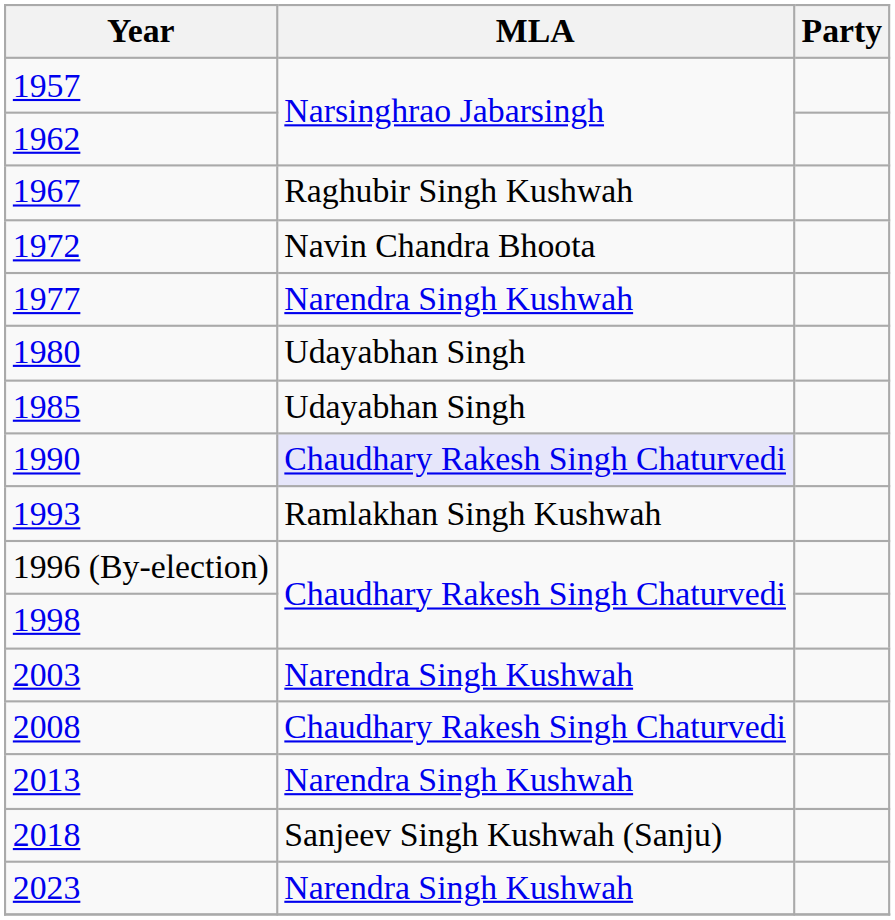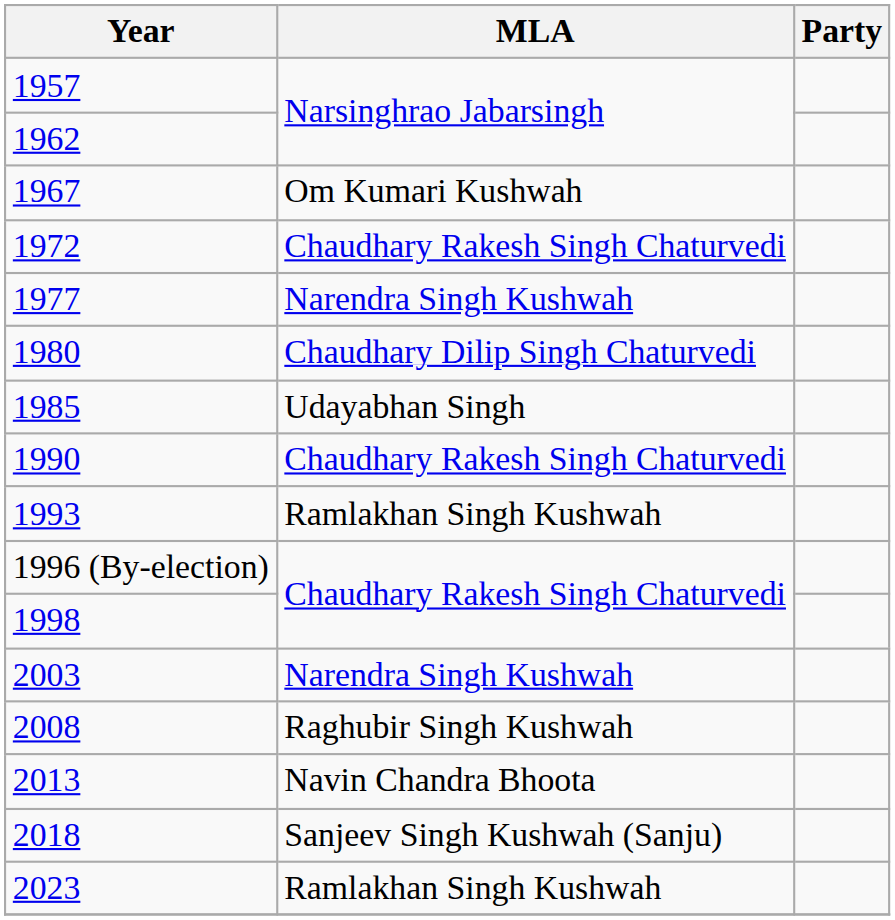(459, 191) Raghubir Singh Kushwah -> (433, 191) Om Kumari Kushwah
(440, 245) Navin Chandra Bhoota -> (535, 245) Chaudhary Rakesh Singh Chaturvedi
(405, 352) Udayabhan Singh -> (520, 352) Chaudhary Dilip Singh Chaturvedi
(535, 459) lavender background -> (535, 459) no background
(535, 727) Chaudhary Rakesh Singh Chaturvedi -> (459, 727) Raghubir Singh Kushwah
(459, 780) Narendra Singh Kushwah -> (440, 780) Navin Chandra Bhoota
(459, 887) Narendra Singh Kushwah -> (473, 887) Ramlakhan Singh Kushwah
